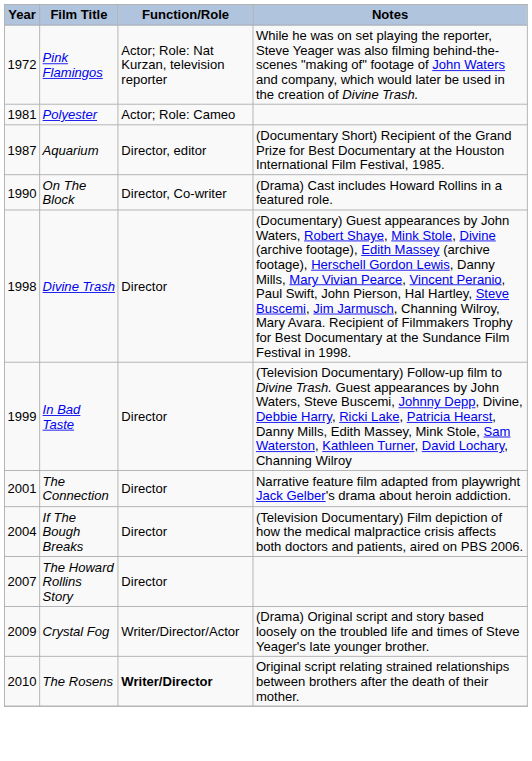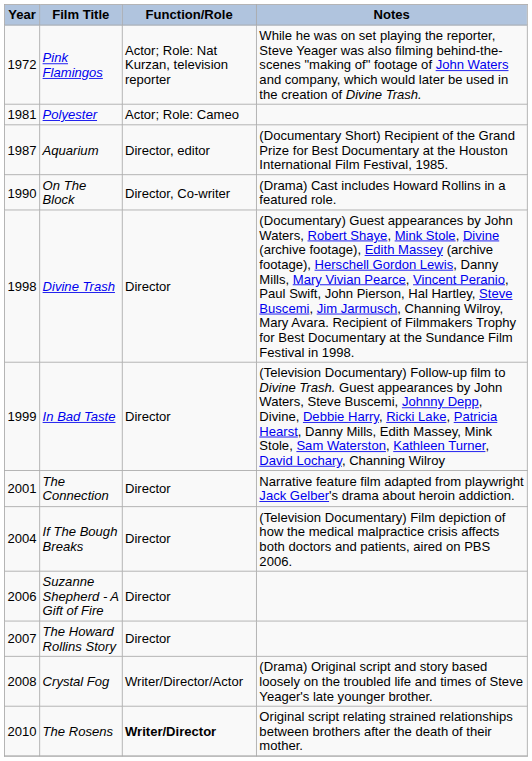+ row: (81, 596)
(22, 631) 2009 -> (22, 681) 2008
